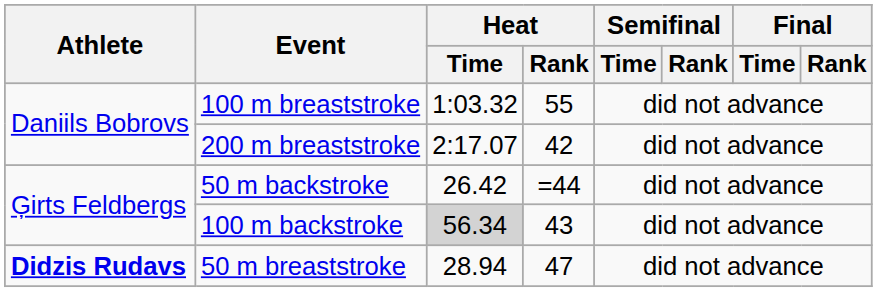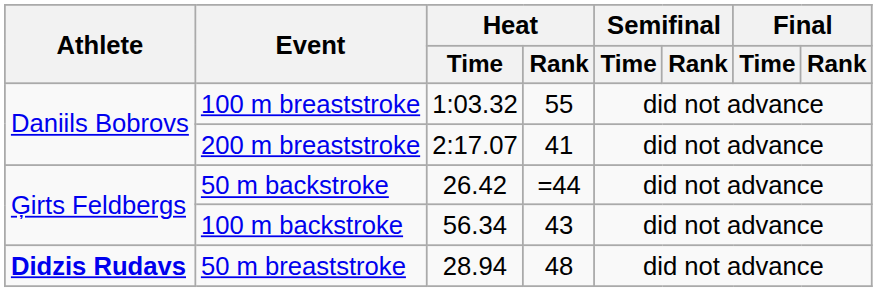(559, 145) 42 -> (559, 145) 41
(475, 226) lightgrey background -> (475, 226) no background
(559, 266) 47 -> (559, 266) 48
